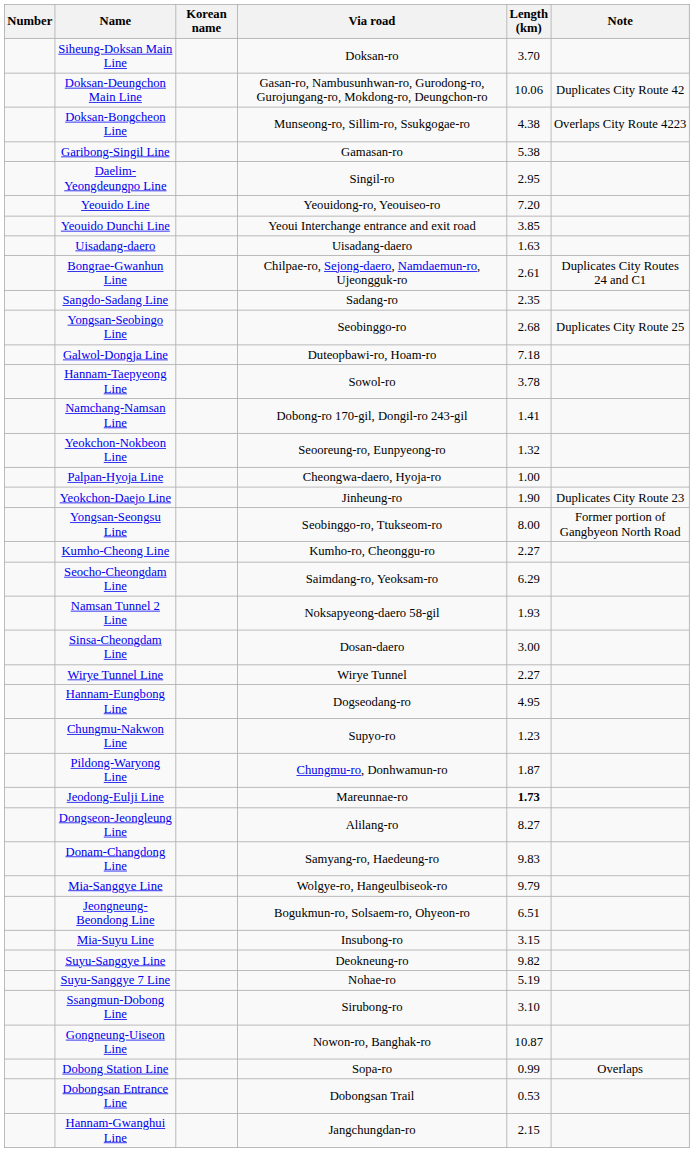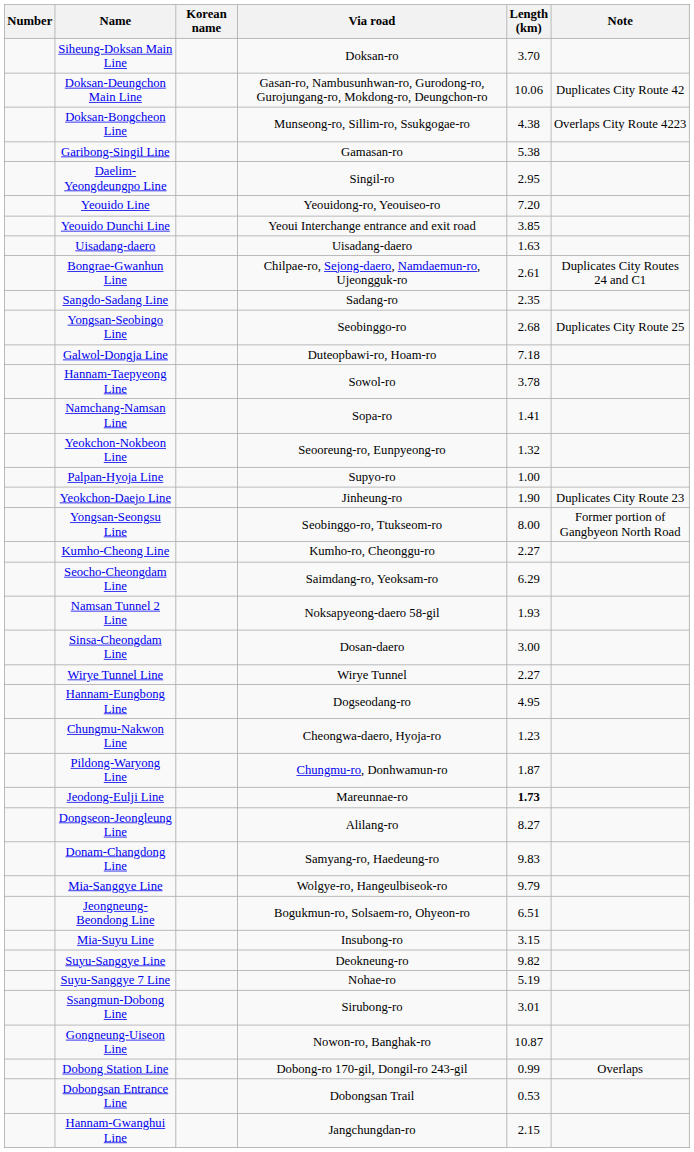(372, 416) Dobong-ro 170-gil, Dongil-ro 243-gil -> (372, 416) Sopa-ro
(372, 477) Cheongwa-daero, Hyoja-ro -> (372, 477) Supyo-ro
(372, 736) Supyo-ro -> (372, 736) Cheongwa-daero, Hyoja-ro
(529, 1007) 3.10 -> (529, 1007) 3.01
(372, 1069) Sopa-ro -> (372, 1069) Dobong-ro 170-gil, Dongil-ro 243-gil
